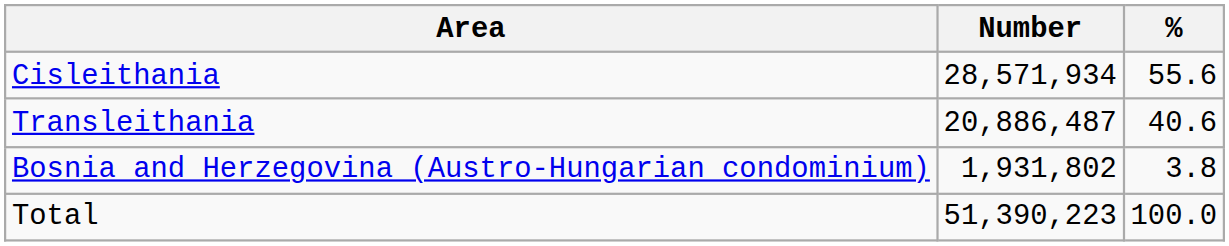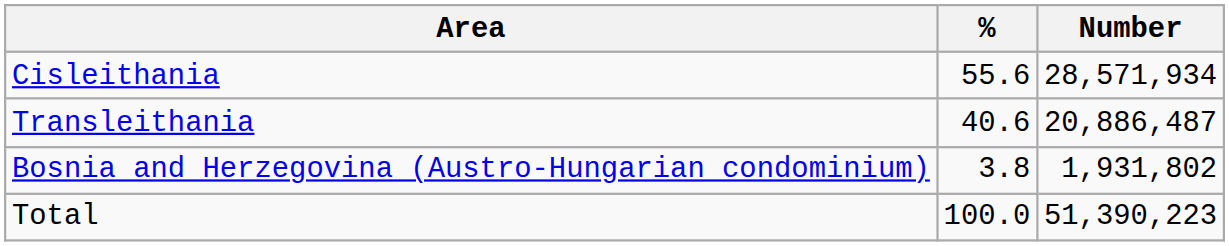columns swapped: (1030, 29) <-> (1174, 29)
